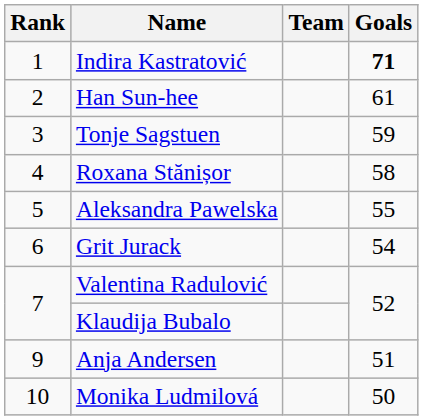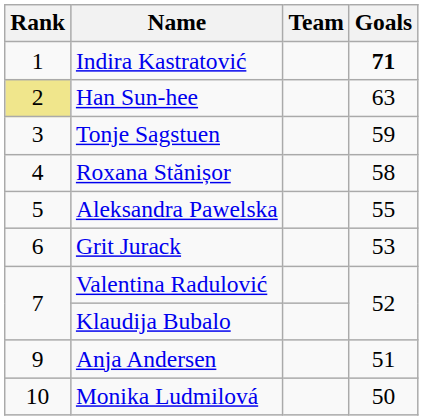(38, 97) no background -> (38, 97) khaki background
(384, 97) 61 -> (384, 97) 63
(384, 246) 54 -> (384, 246) 53
